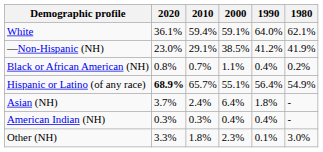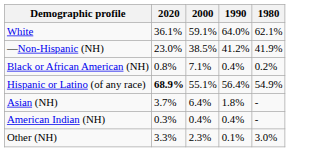- column: (203, 13)
(233, 67) 1.1% -> (200, 67) 7.1%
